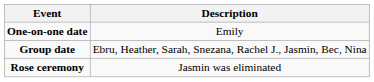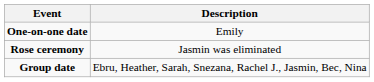rows swapped: (47, 49) <-> (47, 67)
